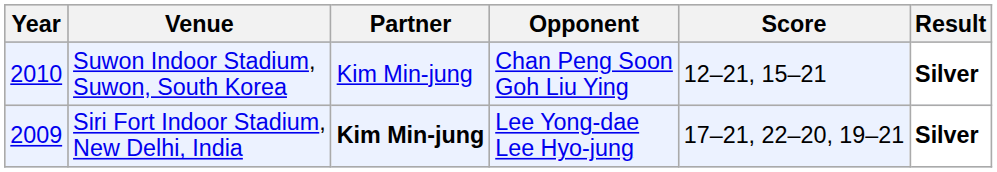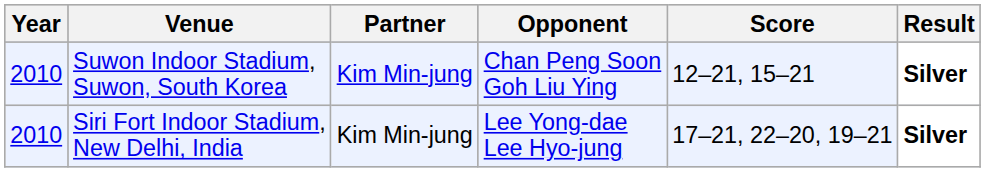(36, 136) 2009 -> (36, 136) 2010
(410, 136) bold -> (405, 136) normal
